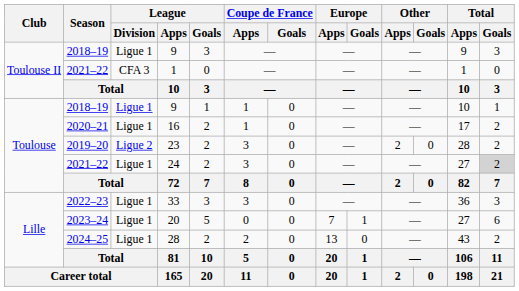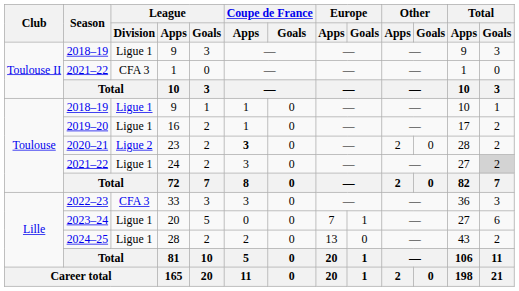(87, 126) 2020–21 -> (87, 126) 2019–20
(87, 145) 2019–20 -> (87, 145) 2020–21
(246, 145) normal -> (246, 145) bold
(134, 201) Ligue 1 -> (134, 201) CFA 3
